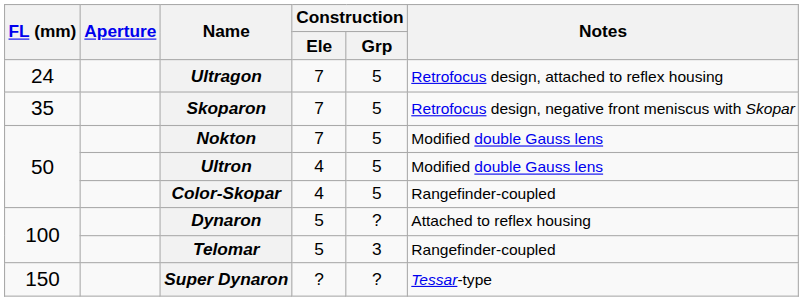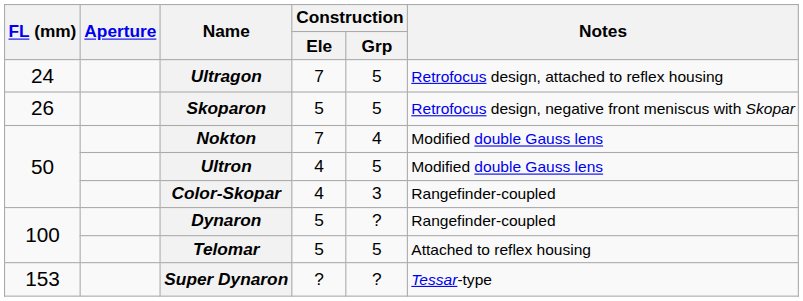(42, 108) 35 -> (42, 108) 26
(319, 108) 7 -> (319, 108) 5
(377, 139) 5 -> (377, 139) 4
(377, 194) 5 -> (377, 194) 3
(501, 221) Attached to reflex housing -> (483, 221) Rangefinder-coupled
(377, 248) 3 -> (377, 248) 5
(483, 249) Rangefinder-coupled -> (501, 249) Attached to reflex housing
(42, 279) 150 -> (42, 279) 153
